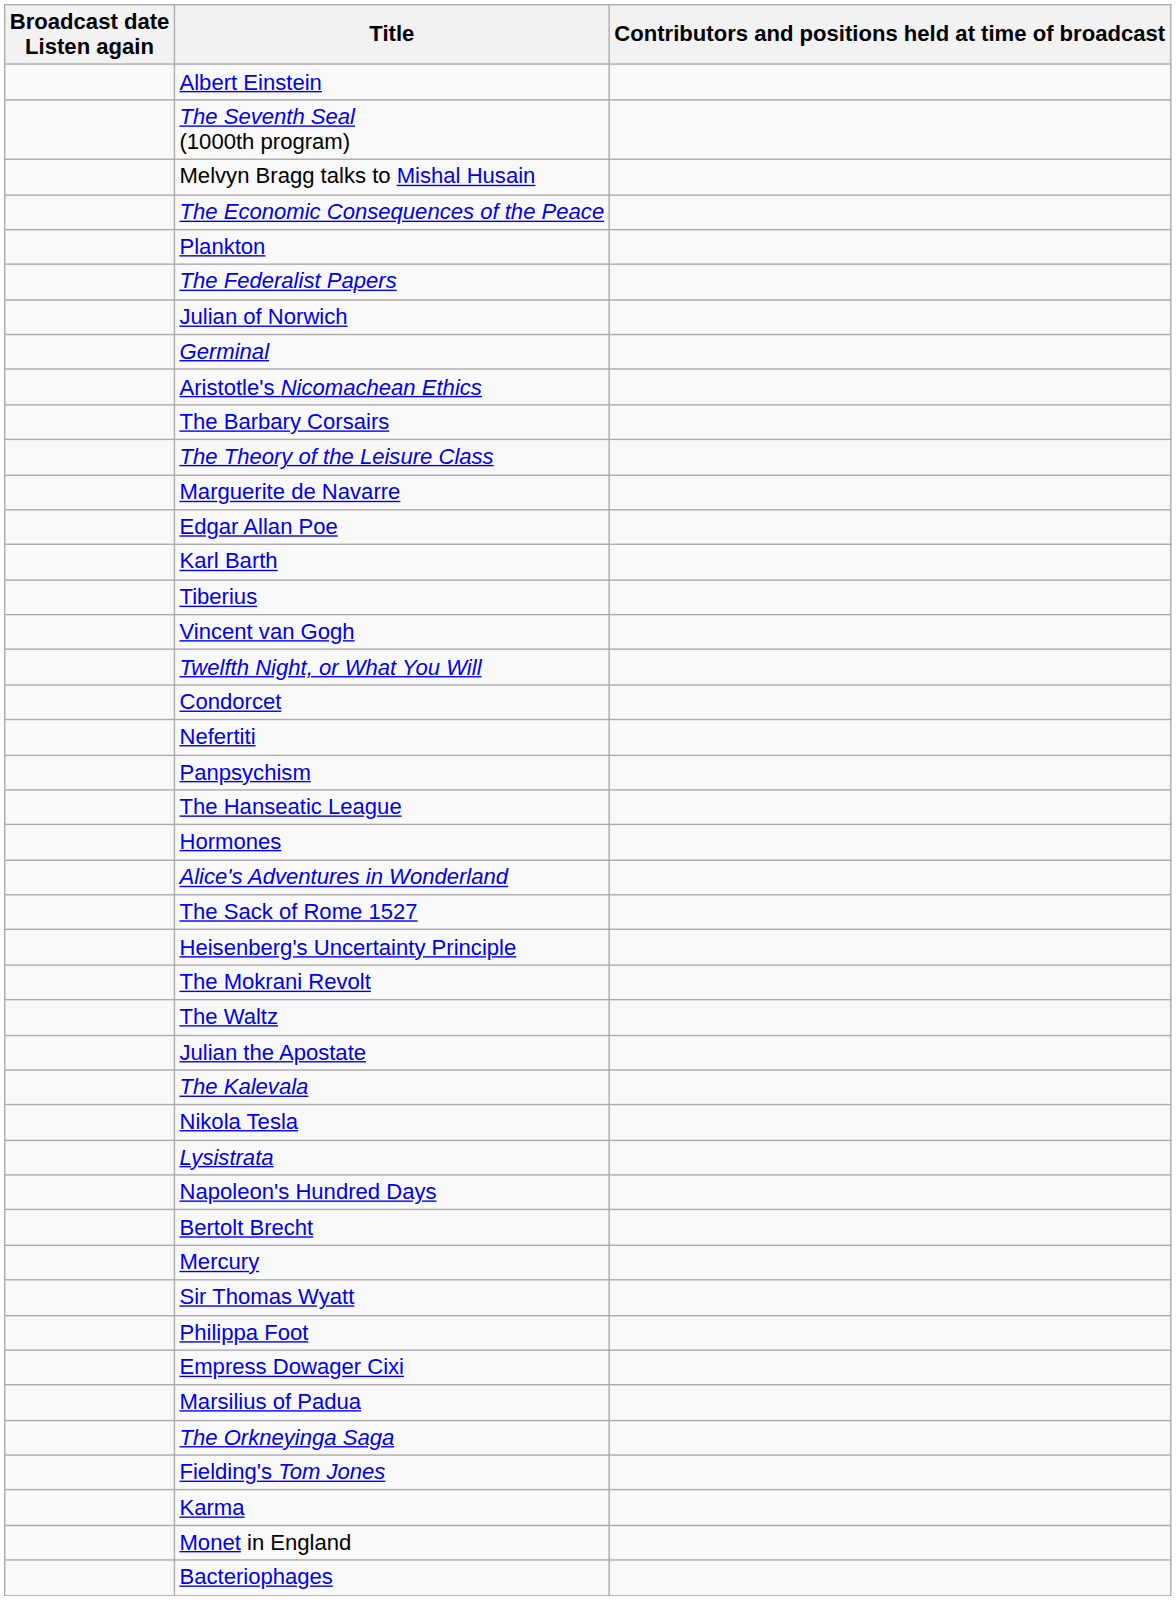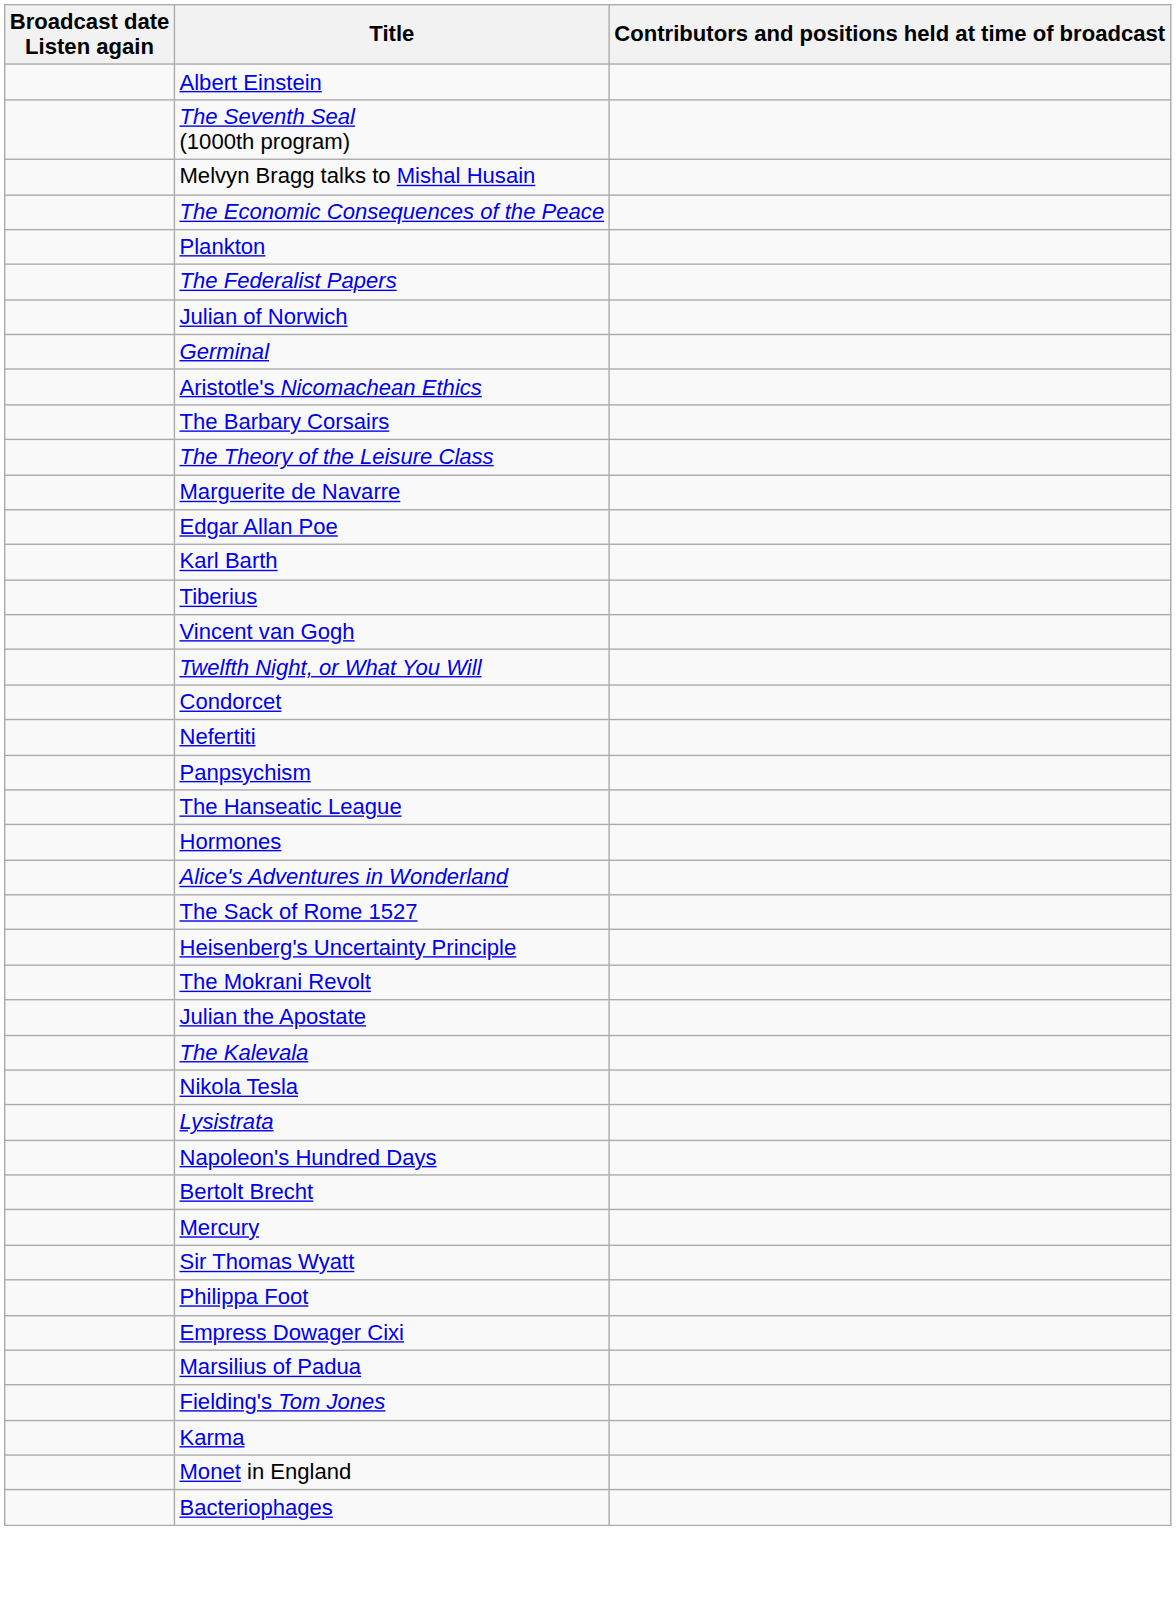- row: (229, 1017)
- row: (287, 1437)
